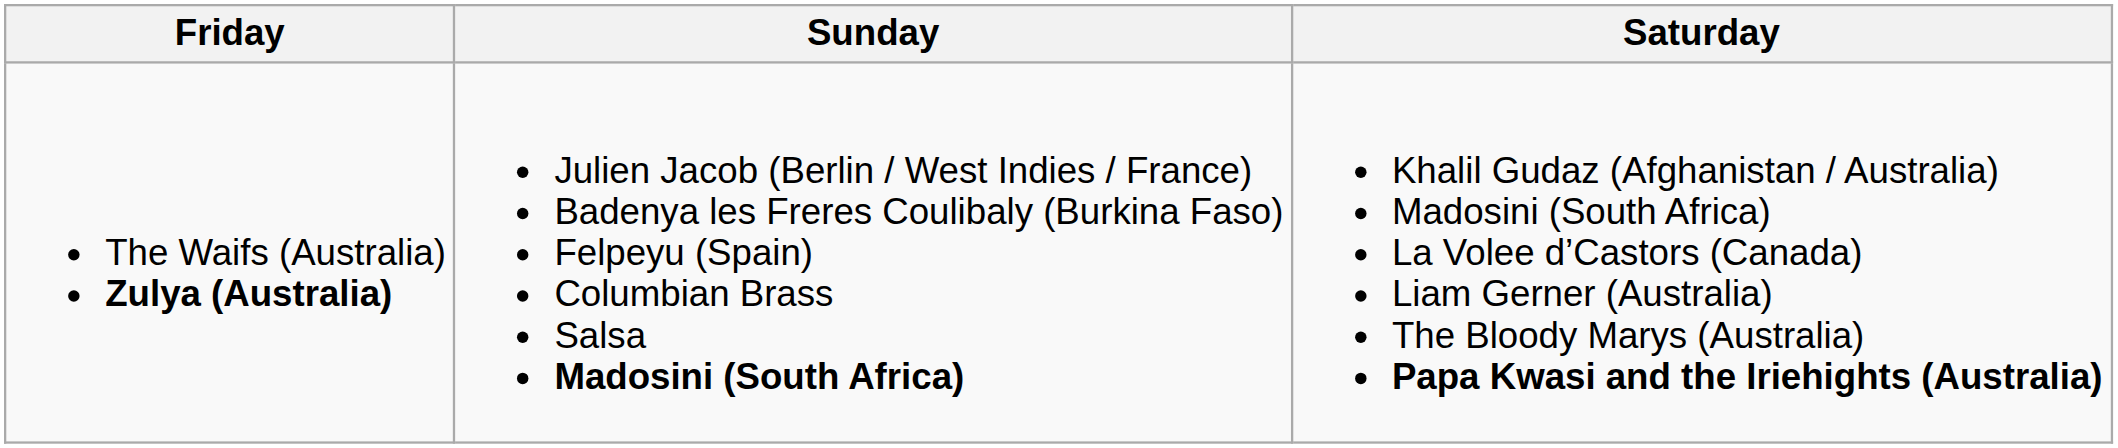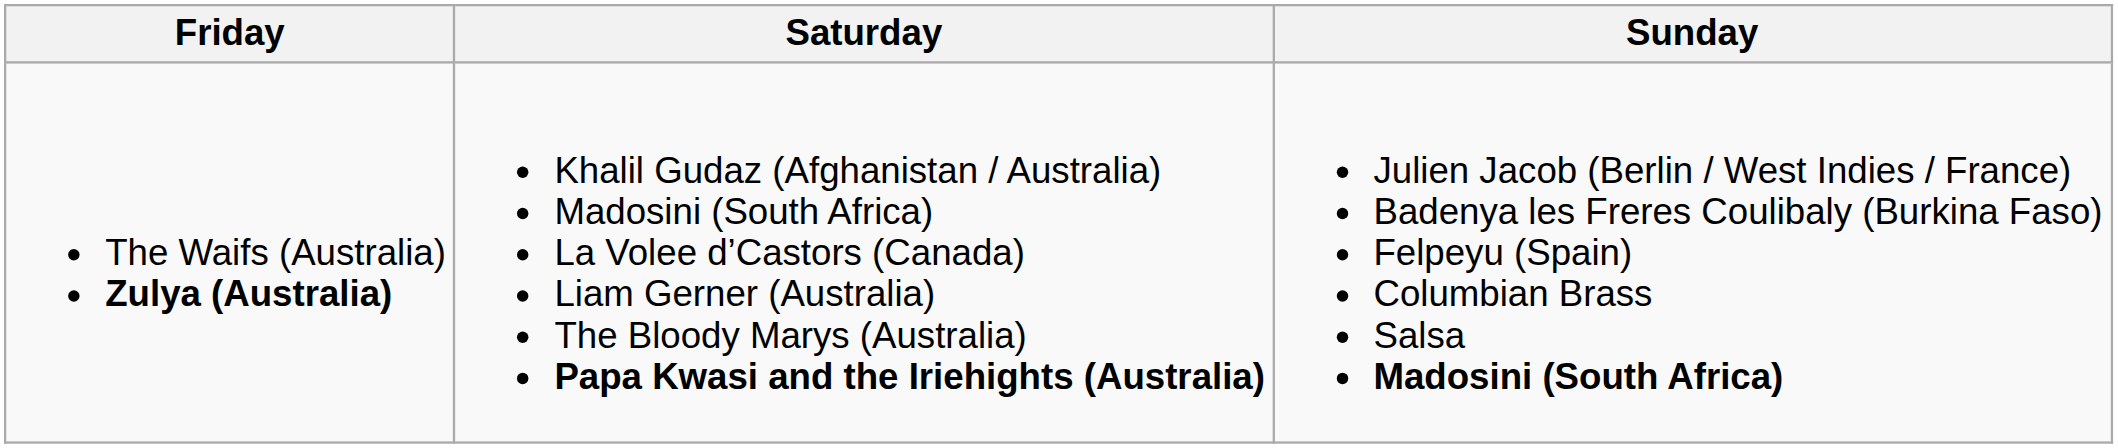columns swapped: (1701, 33) <-> (873, 33)
